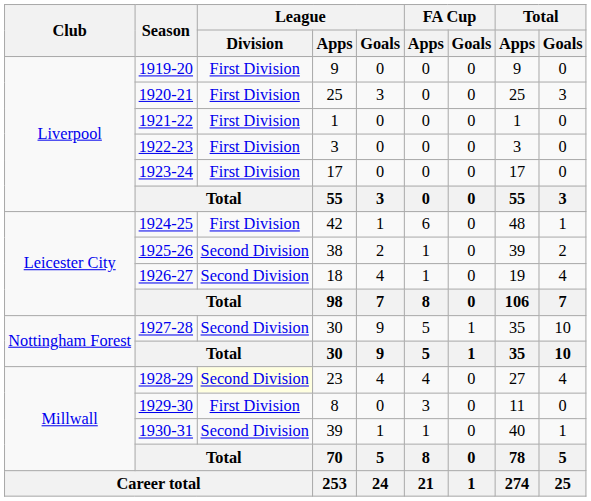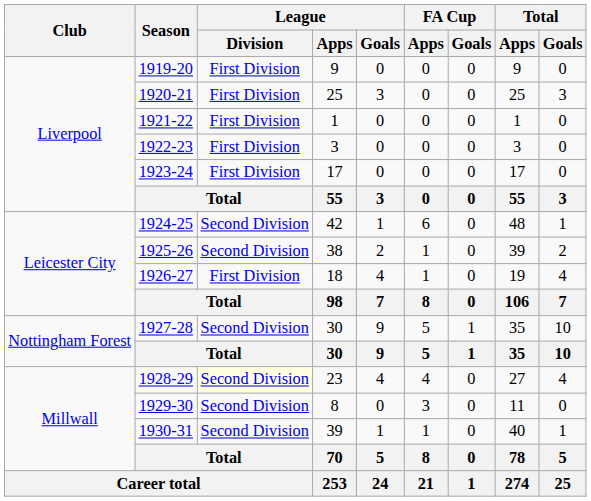(255, 224) First Division -> (255, 224) Second Division
(255, 276) Second Division -> (255, 276) First Division
(255, 405) First Division -> (255, 405) Second Division
